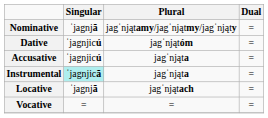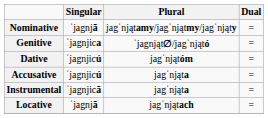+ row: (34, 43)
(84, 74) paleturquoise background -> (84, 90) no background
- row: (34, 105)
